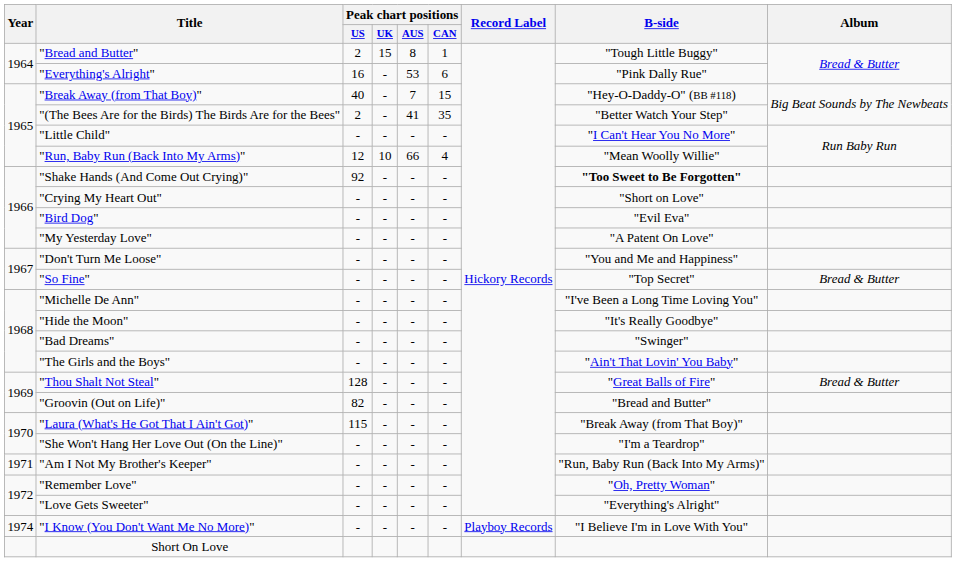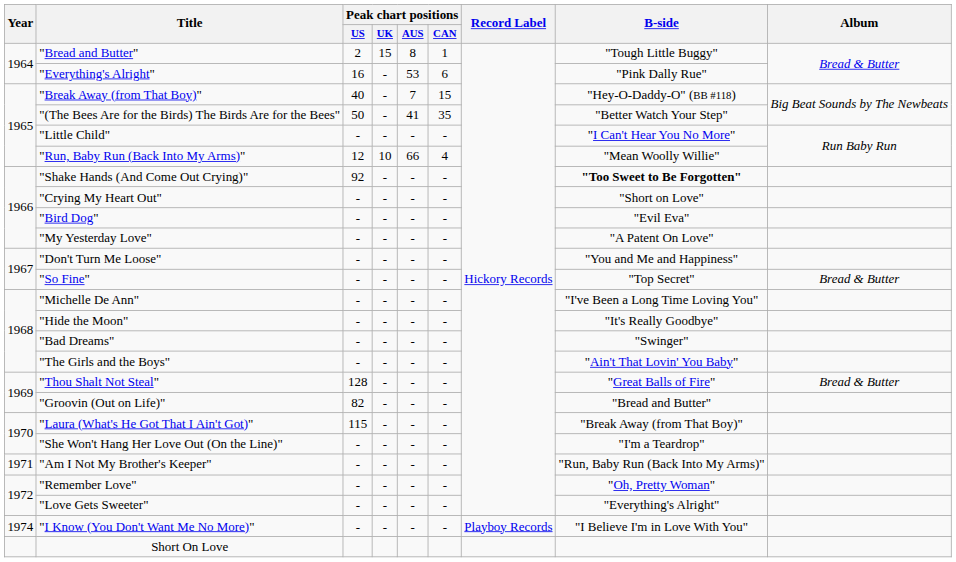(358, 115) 2 -> (358, 115) 50
